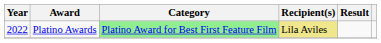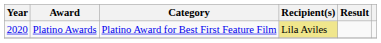(17, 29) 2022 -> (17, 29) 2020
(189, 29) lightgreen background -> (189, 29) no background
